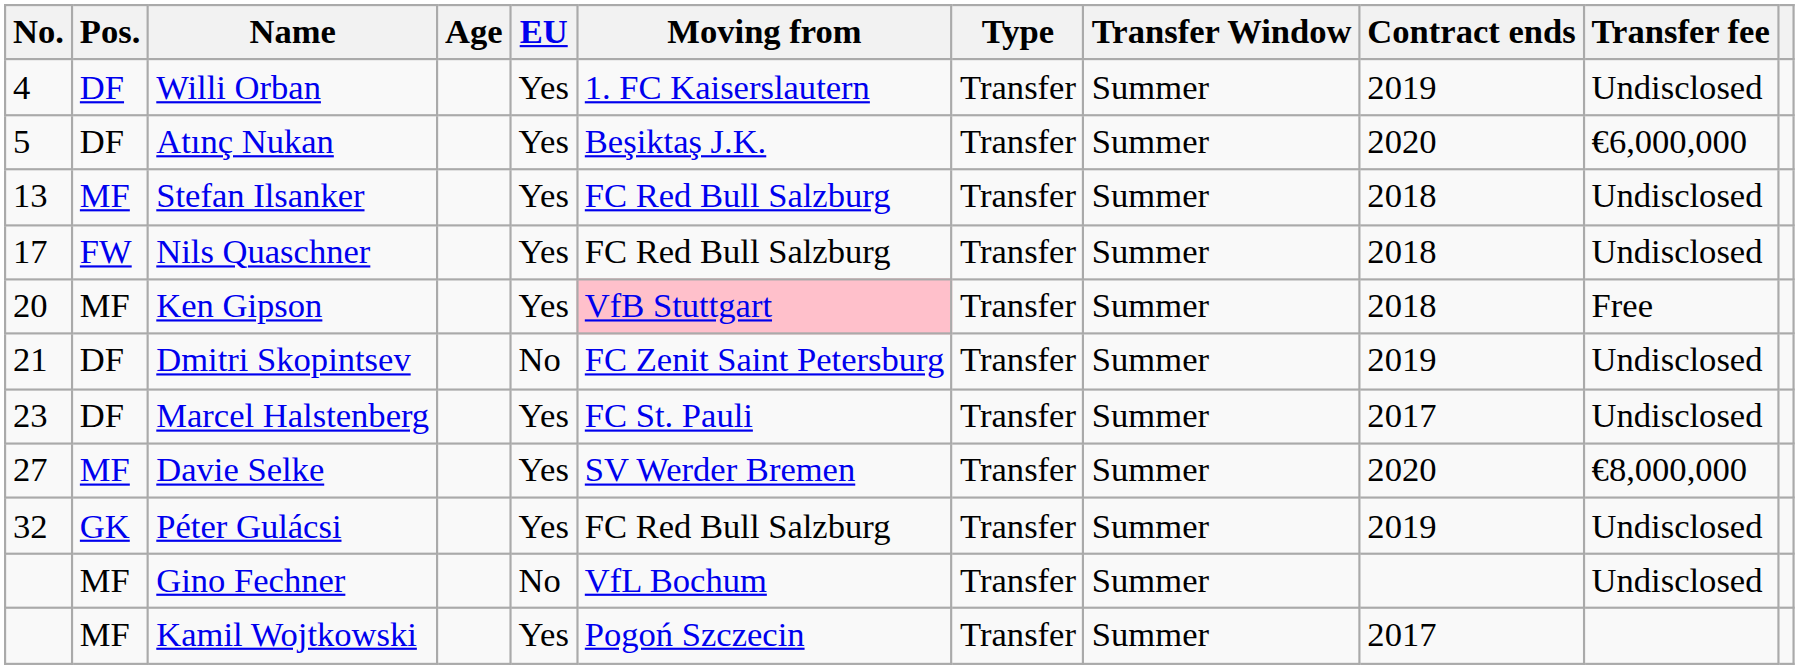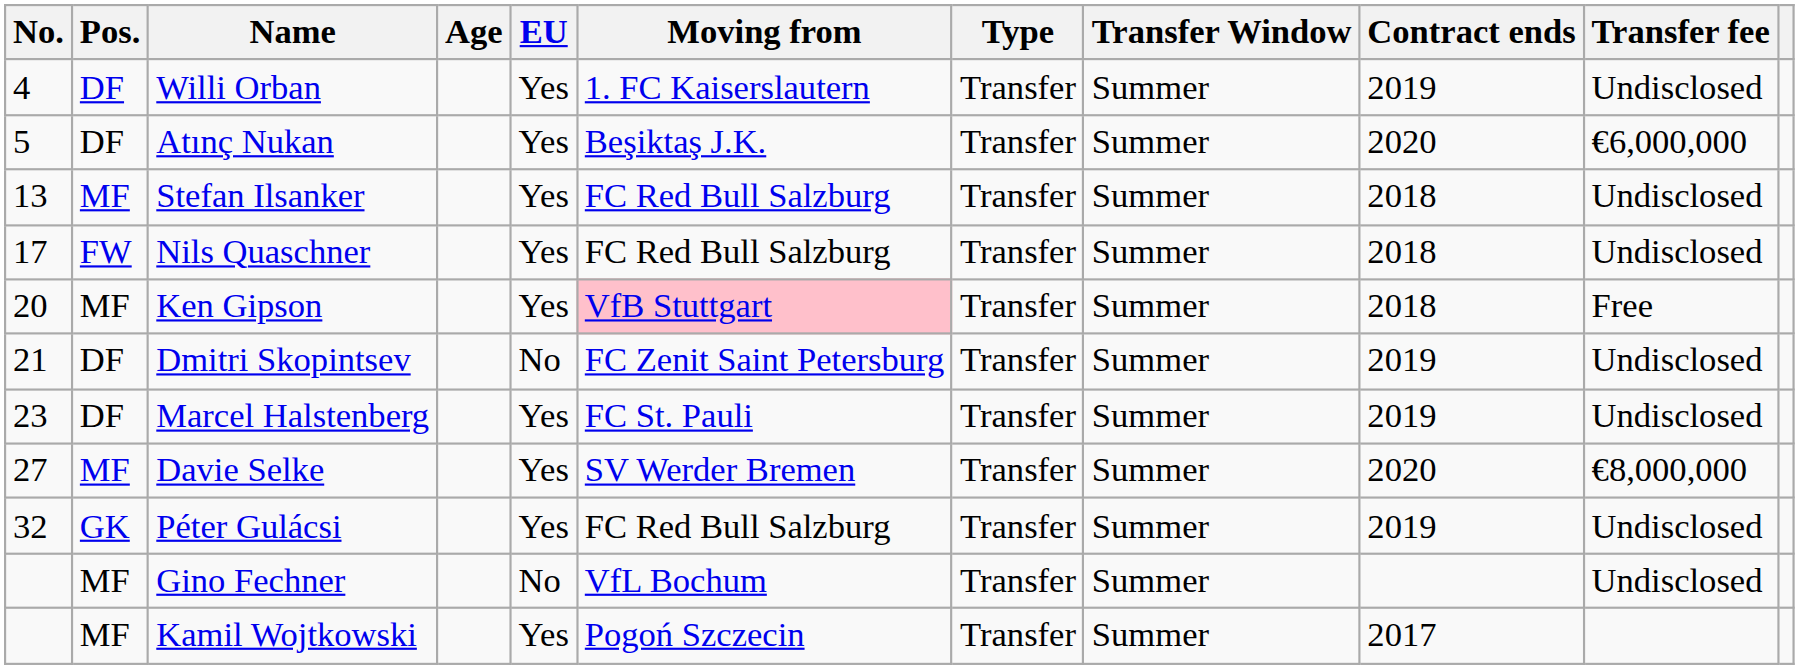(1402, 415) 2017 -> (1402, 415) 2019
